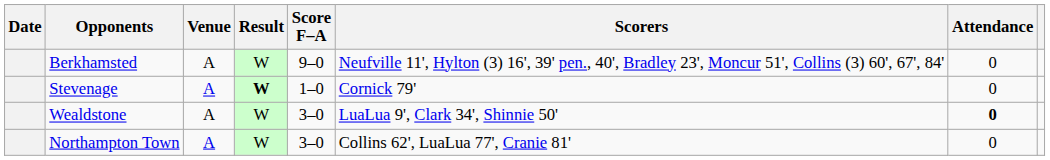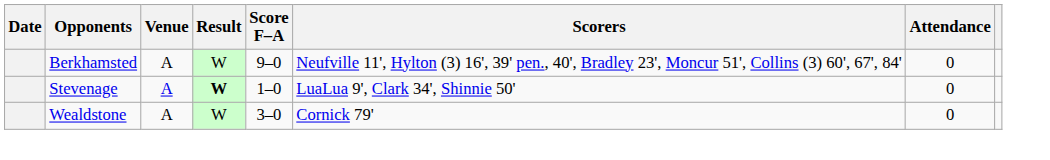(377, 89) Cornick 79' -> (406, 89) LuaLua 9', Clark 34', Shinnie 50'
(448, 115) LuaLua 9', Clark 34', Shinnie 50' -> (335, 115) Cornick 79'
(993, 115) bold -> (950, 115) normal
- row: (114, 141)
